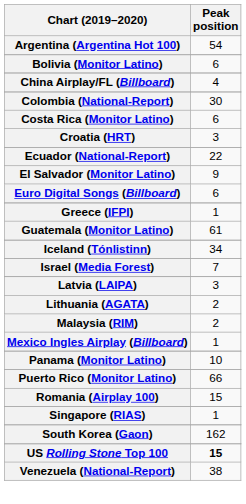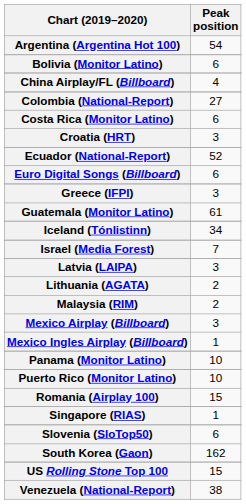(216, 100) 30 -> (216, 100) 27
(216, 156) 22 -> (216, 156) 52
- row: (97, 175)
(216, 212) 1 -> (216, 193) 3
+ row: (97, 323)
(216, 378) 66 -> (216, 378) 10
+ row: (97, 434)
(216, 452) bold -> (216, 471) normal
